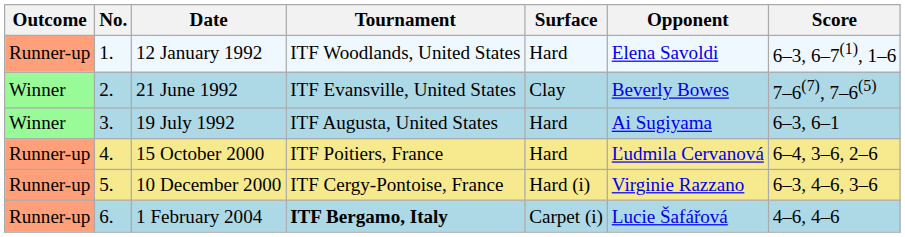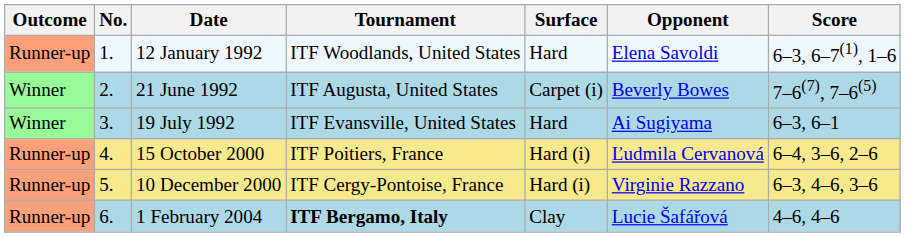(403, 89) ITF Evansville, United States -> (394, 89) ITF Augusta, United States
(547, 89) Clay -> (566, 89) Carpet (i)
(394, 122) ITF Augusta, United States -> (403, 122) ITF Evansville, United States
(548, 153) Hard -> (560, 153) Hard (i)
(566, 215) Carpet (i) -> (547, 215) Clay
